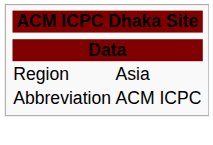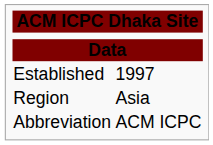+ row: (59, 74)
